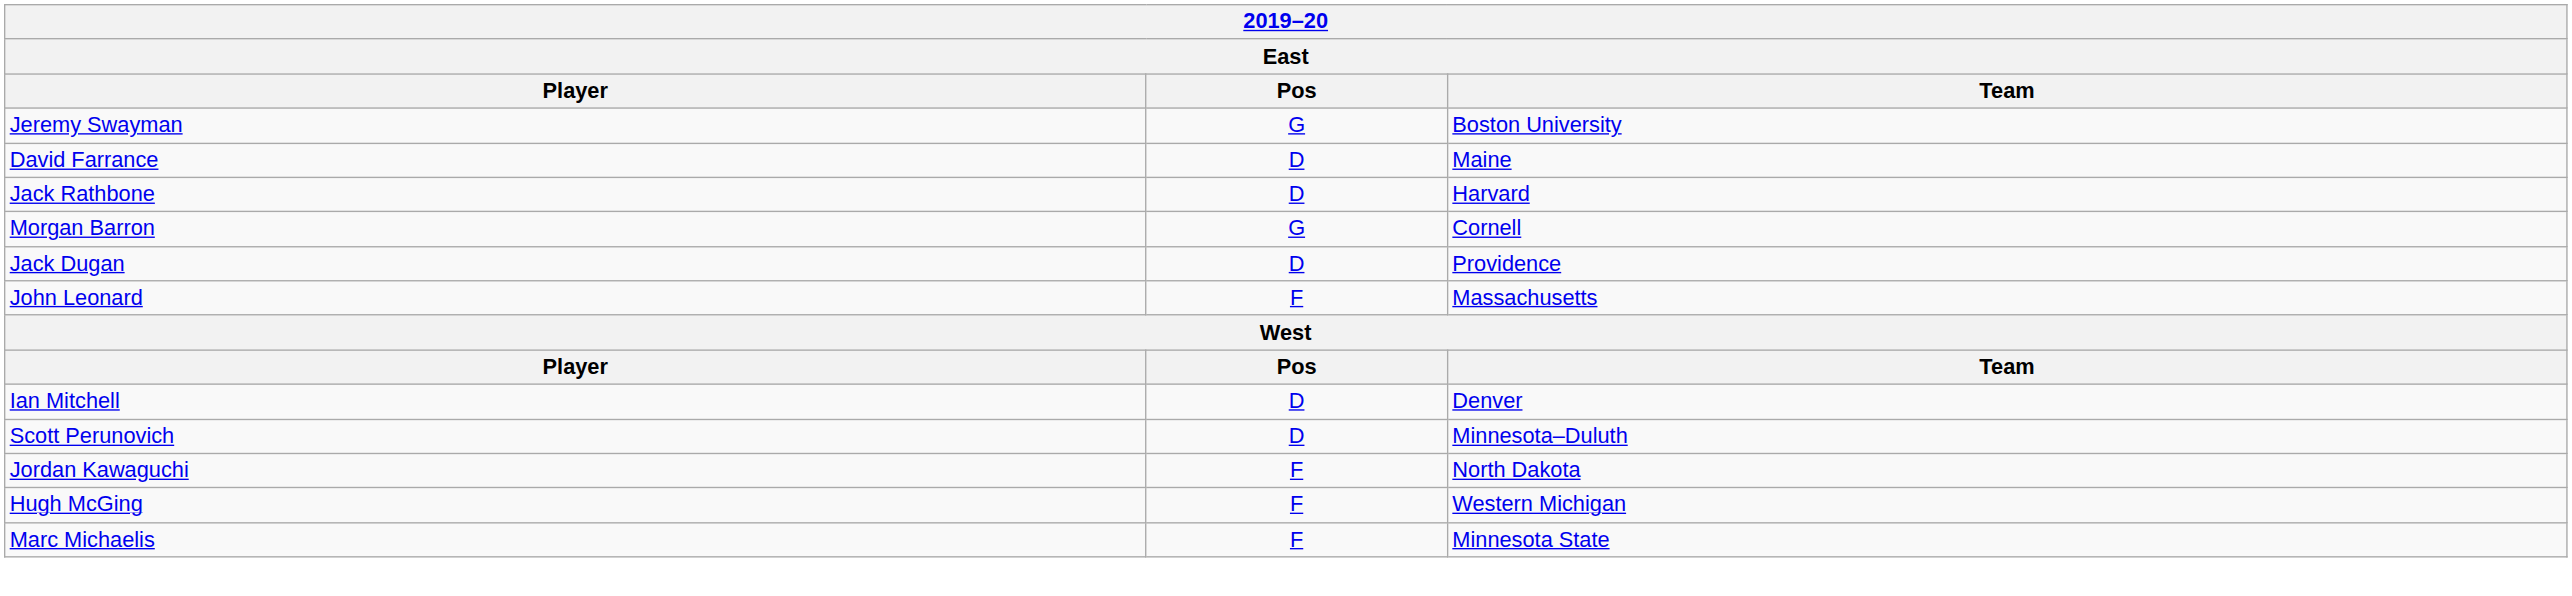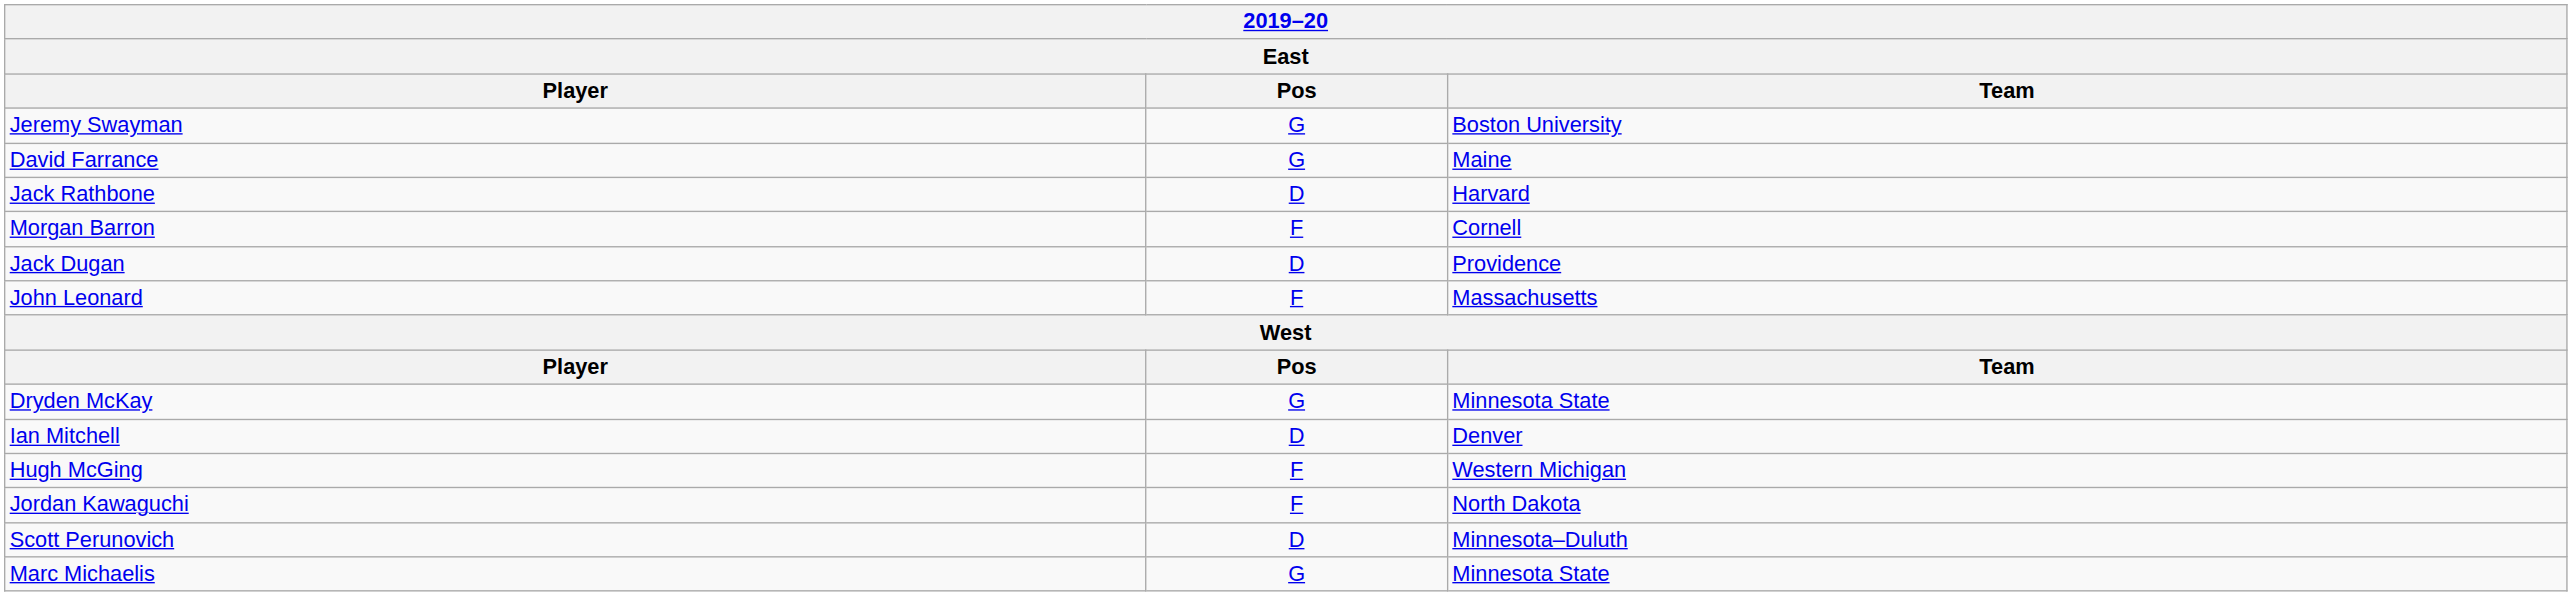(1297, 159) D -> (1297, 159) G
(1297, 228) G -> (1297, 228) F
+ row: (81, 401)
rows swapped: (92, 435) <-> (76, 504)
(1297, 539) F -> (1297, 573) G
